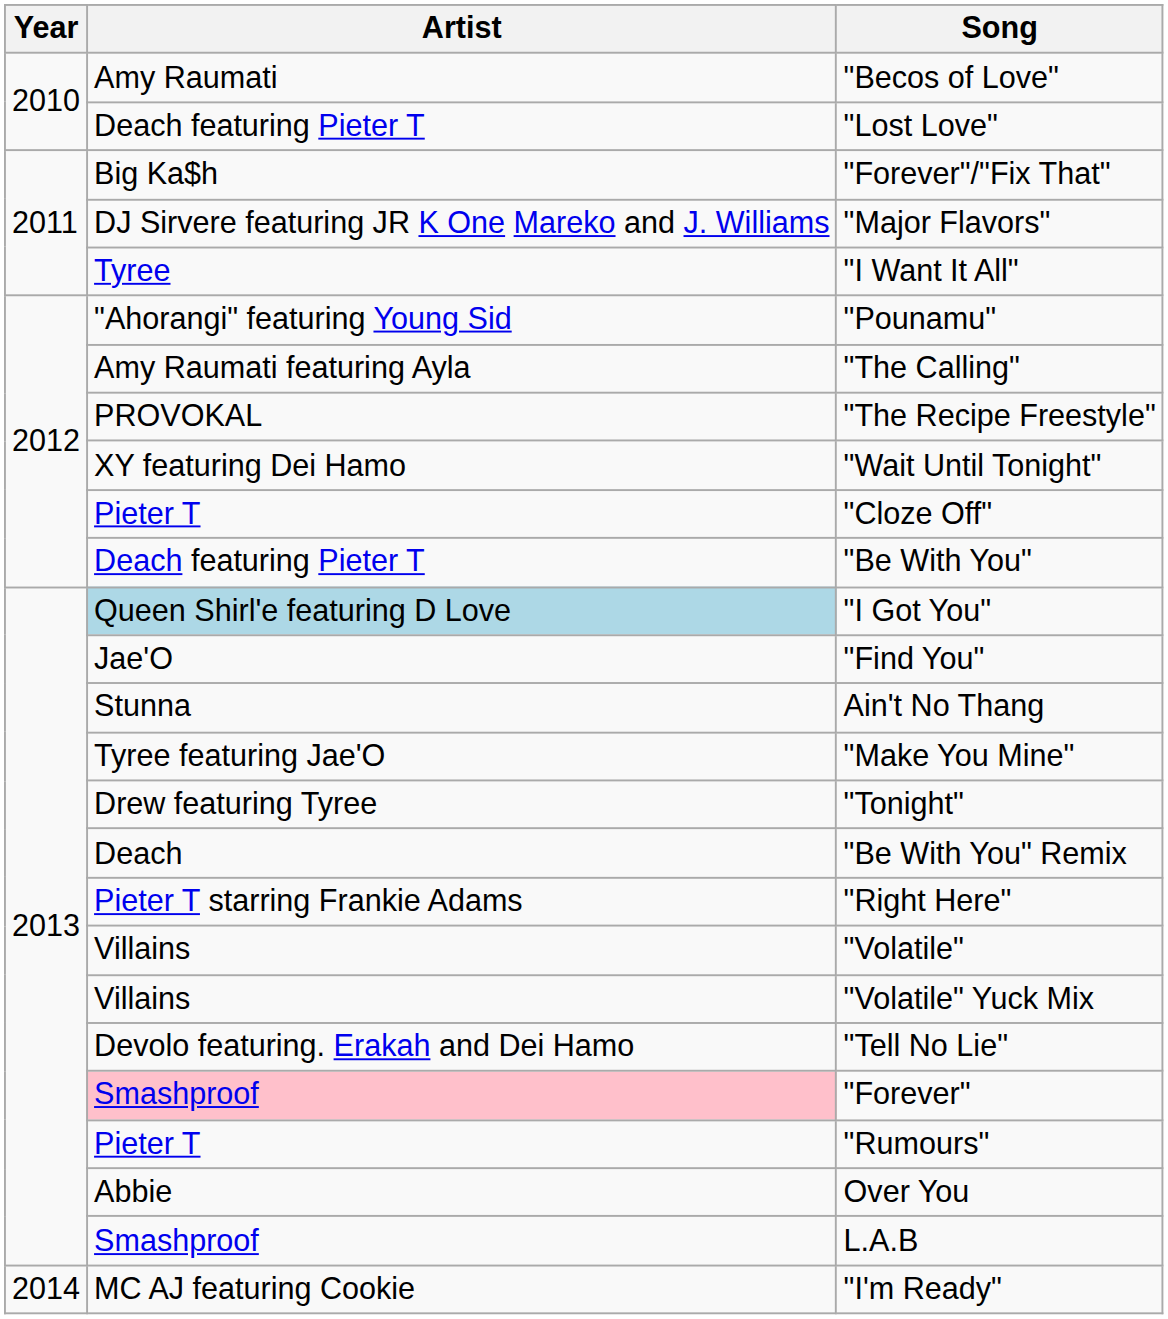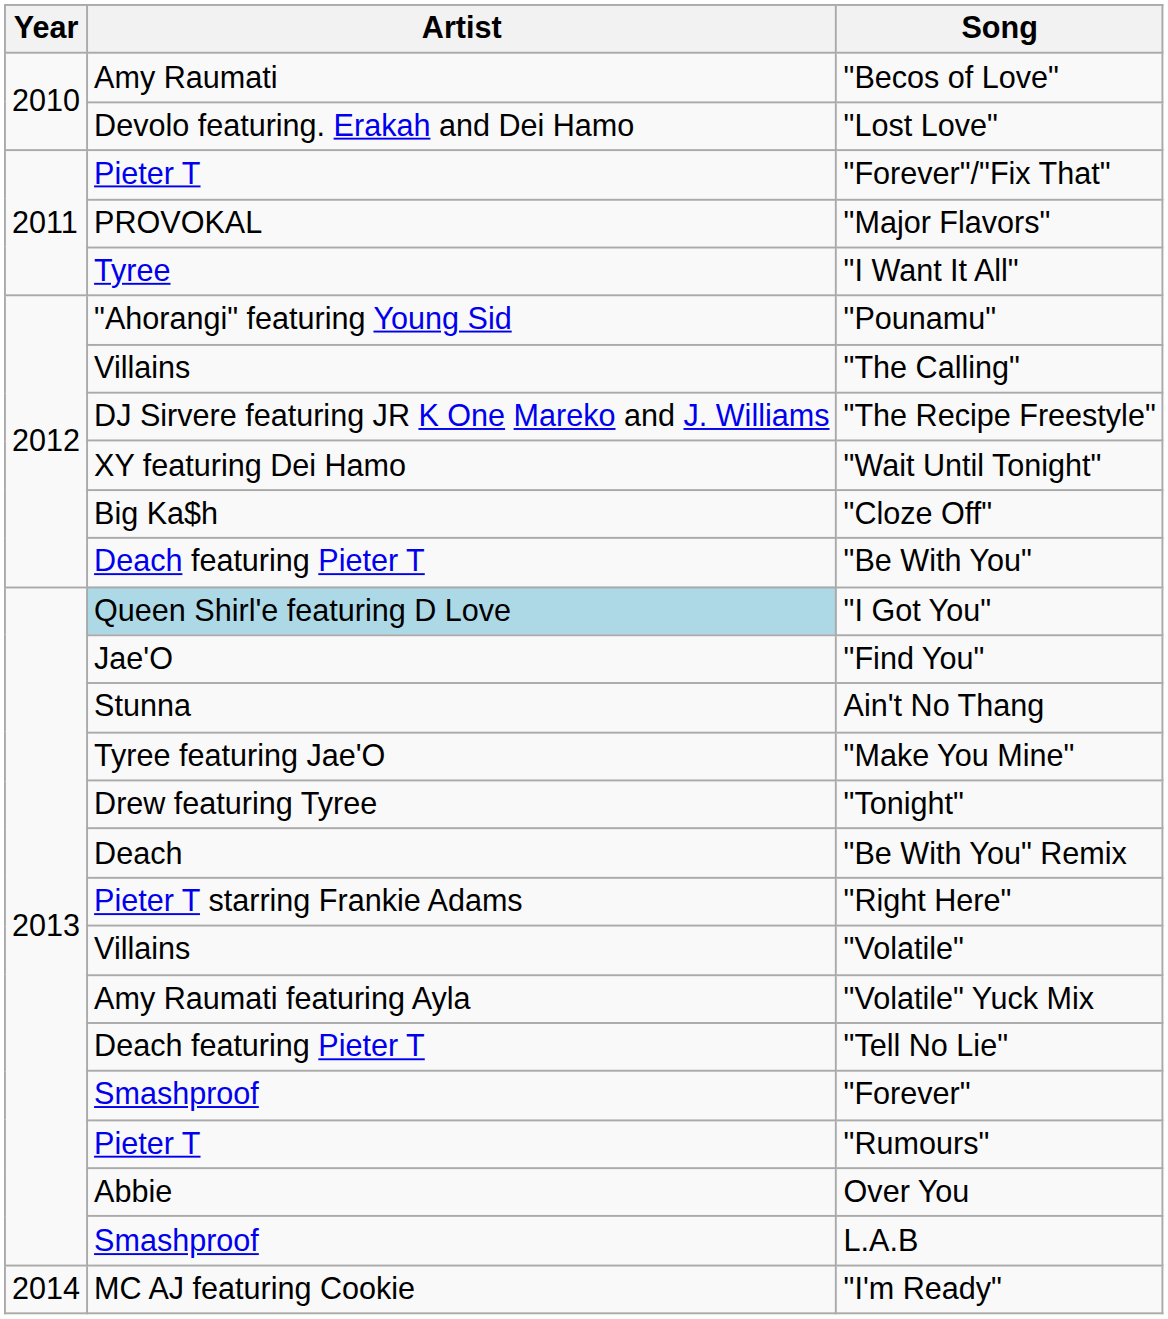(259, 125) Deach featuring Pieter T -> (364, 125) Devolo featuring. Erakah and Dei Hamo
(156, 174) Big Ka$h -> (147, 174) Pieter T
(462, 222) DJ Sirvere featuring JR K One Mareko and J. Williams -> (178, 222) PROVOKAL
(282, 367) Amy Raumati featuring Ayla -> (142, 367) Villains
(178, 416) PROVOKAL -> (462, 416) DJ Sirvere featuring JR K One Mareko and J. Williams
(147, 513) Pieter T -> (156, 513) Big Ka$h
(142, 998) Villains -> (282, 998) Amy Raumati featuring Ayla
(364, 1046) Devolo featuring. Erakah and Dei Hamo -> (259, 1046) Deach featuring Pieter T
(176, 1094) pink background -> (176, 1094) no background
